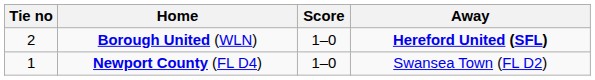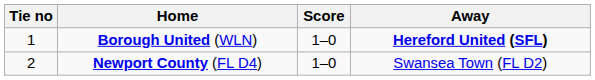(31, 39) 2 -> (31, 39) 1
(31, 63) 1 -> (31, 63) 2
